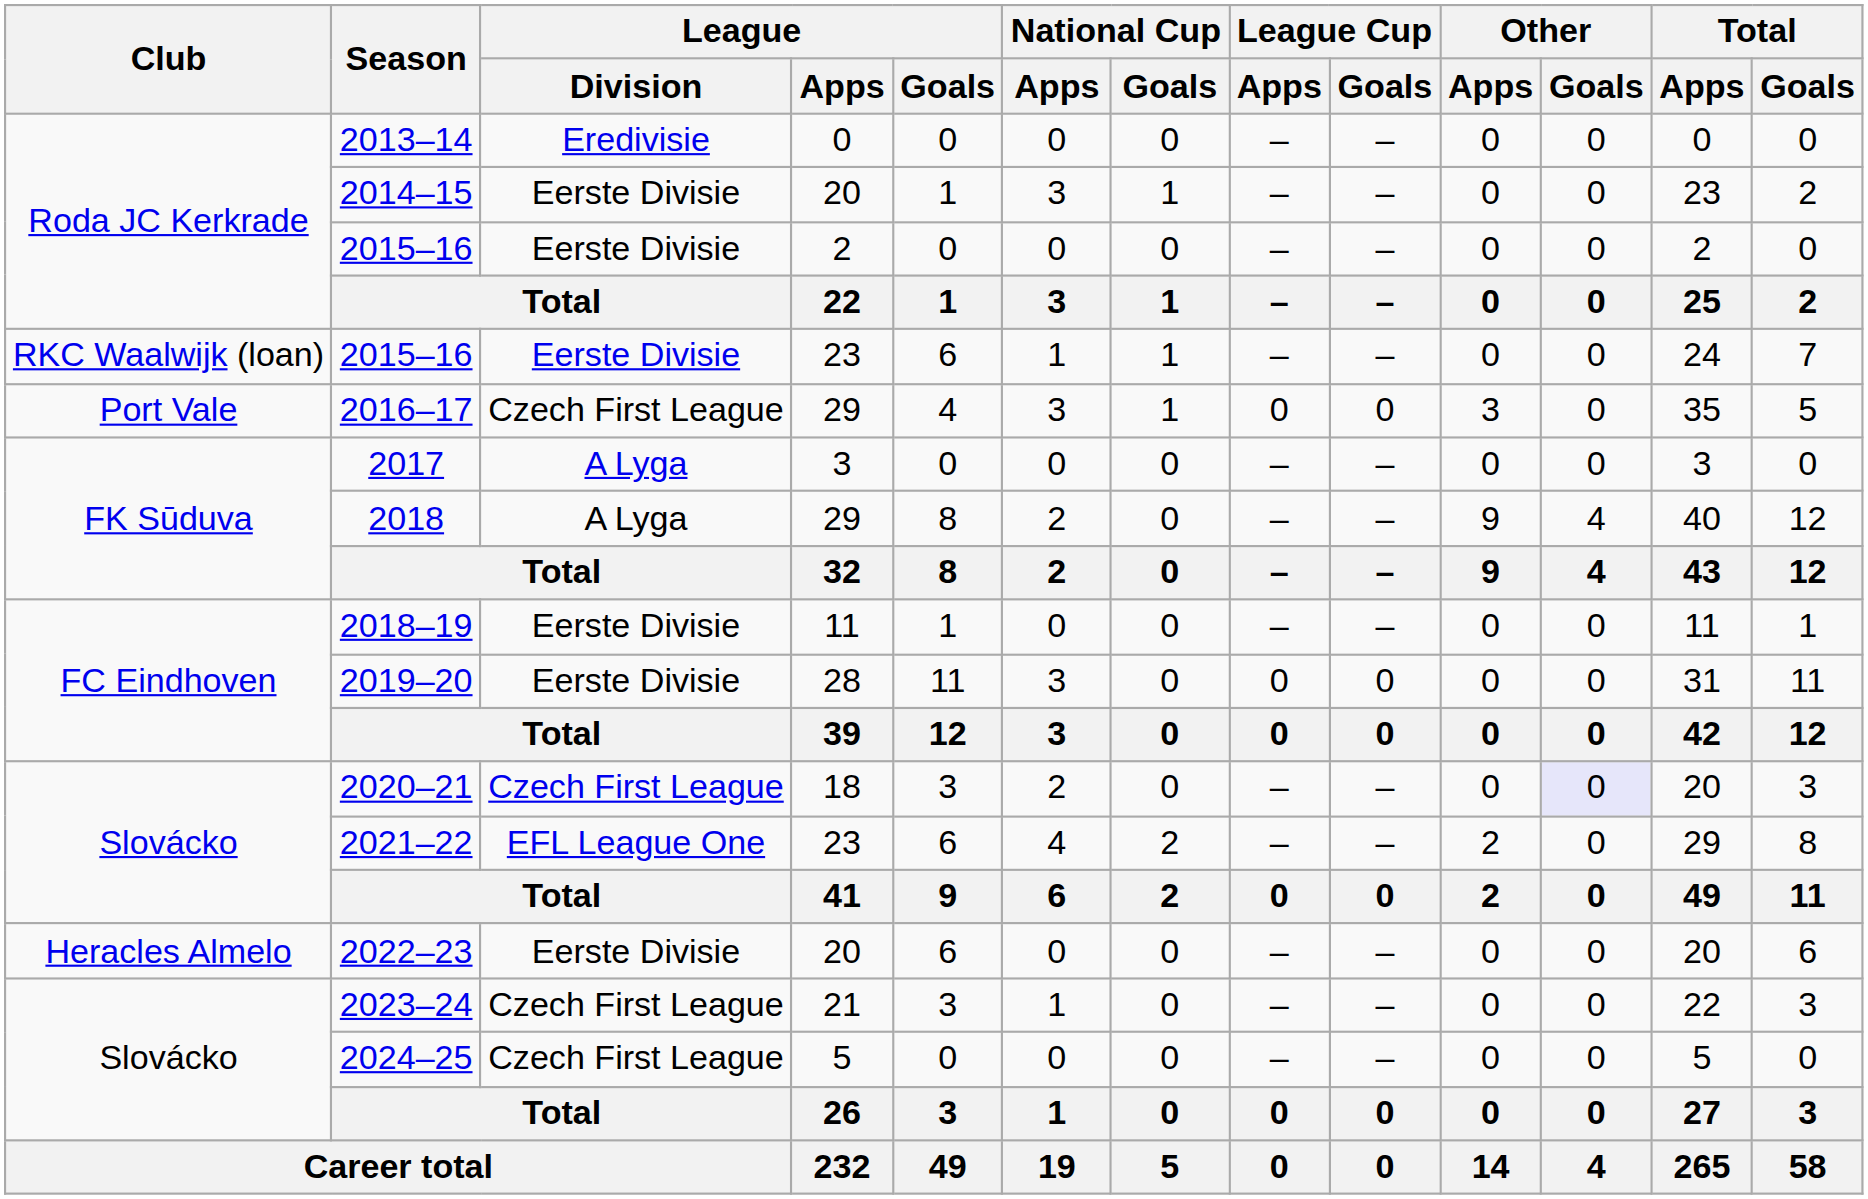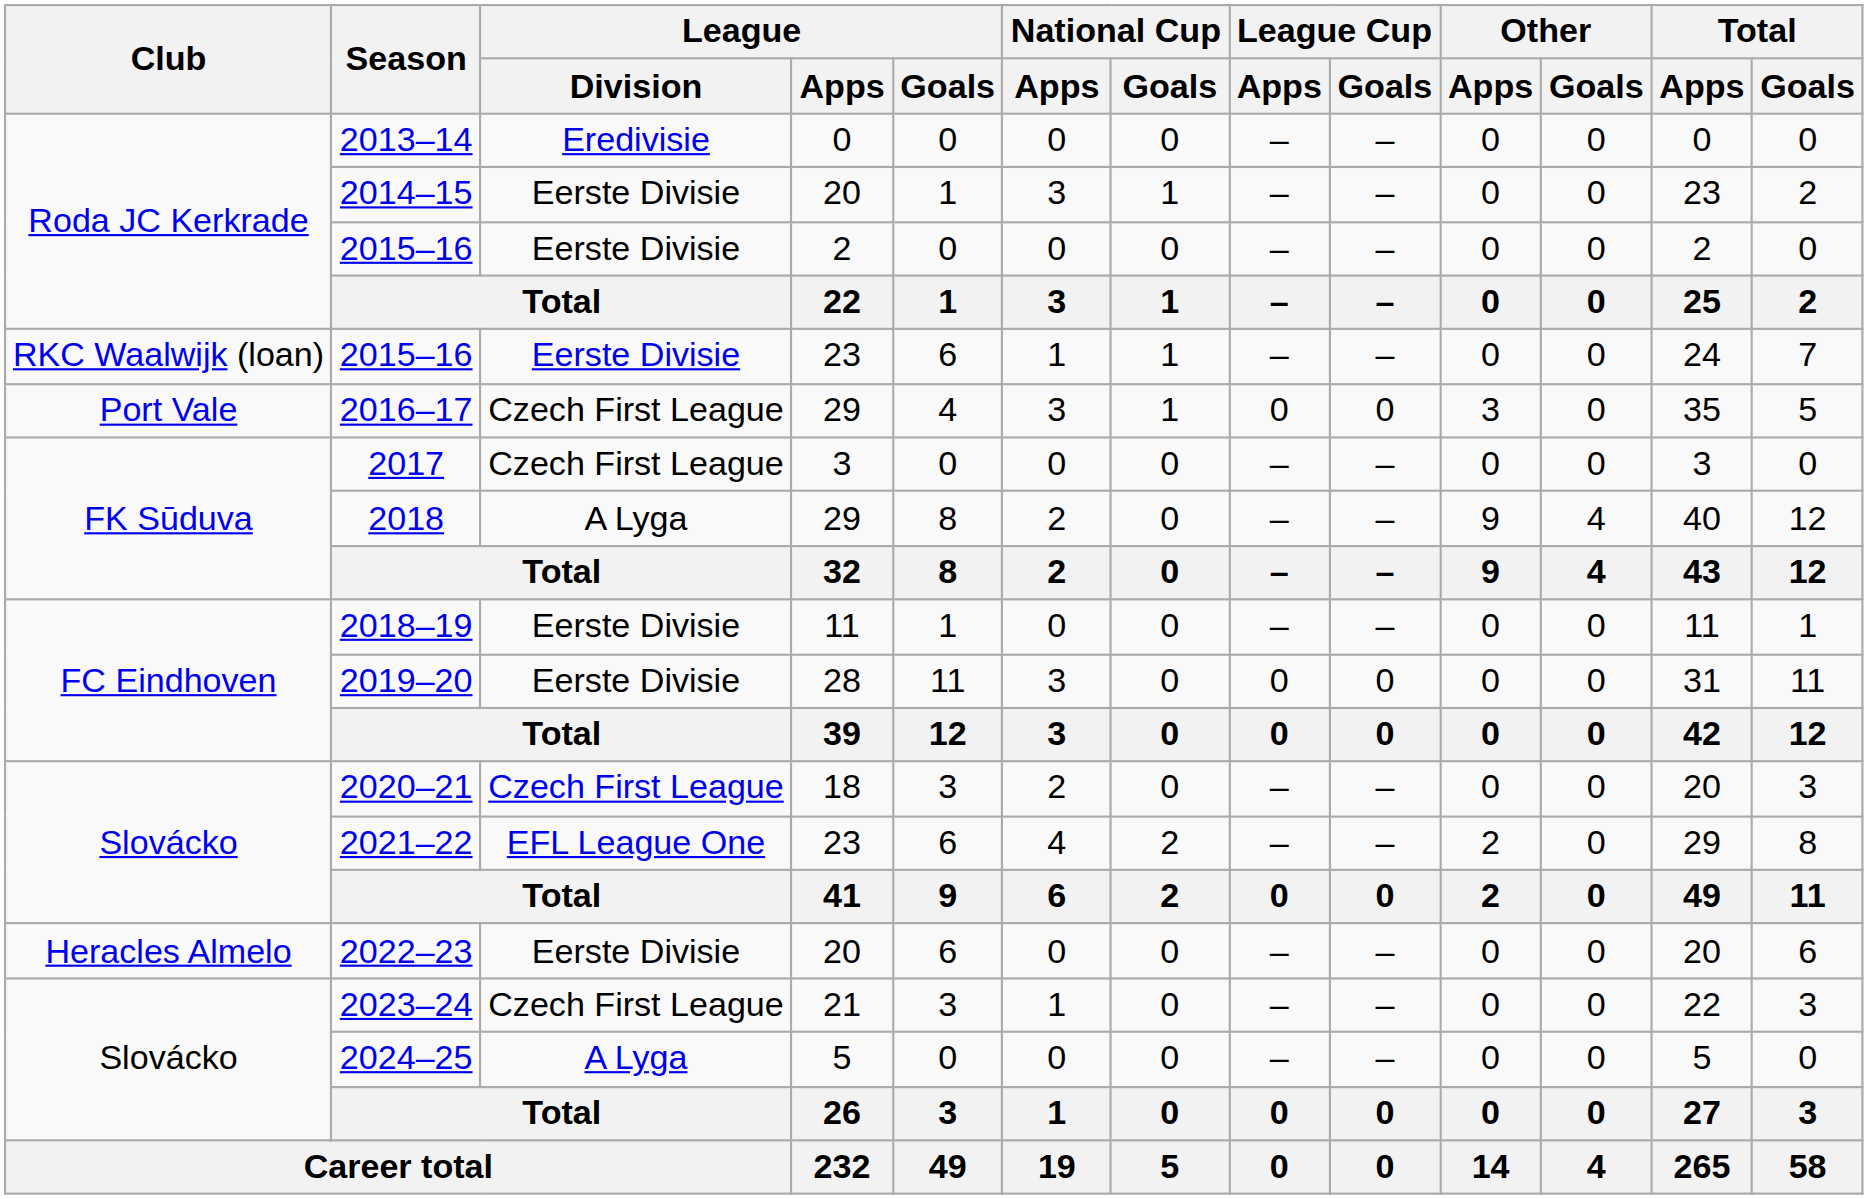(636, 463) A Lyga -> (636, 463) Czech First League
(1596, 788) lavender background -> (1596, 788) no background
(636, 1058) Czech First League -> (636, 1058) A Lyga
